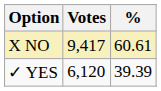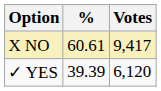columns swapped: (87, 17) <-> (133, 17)
